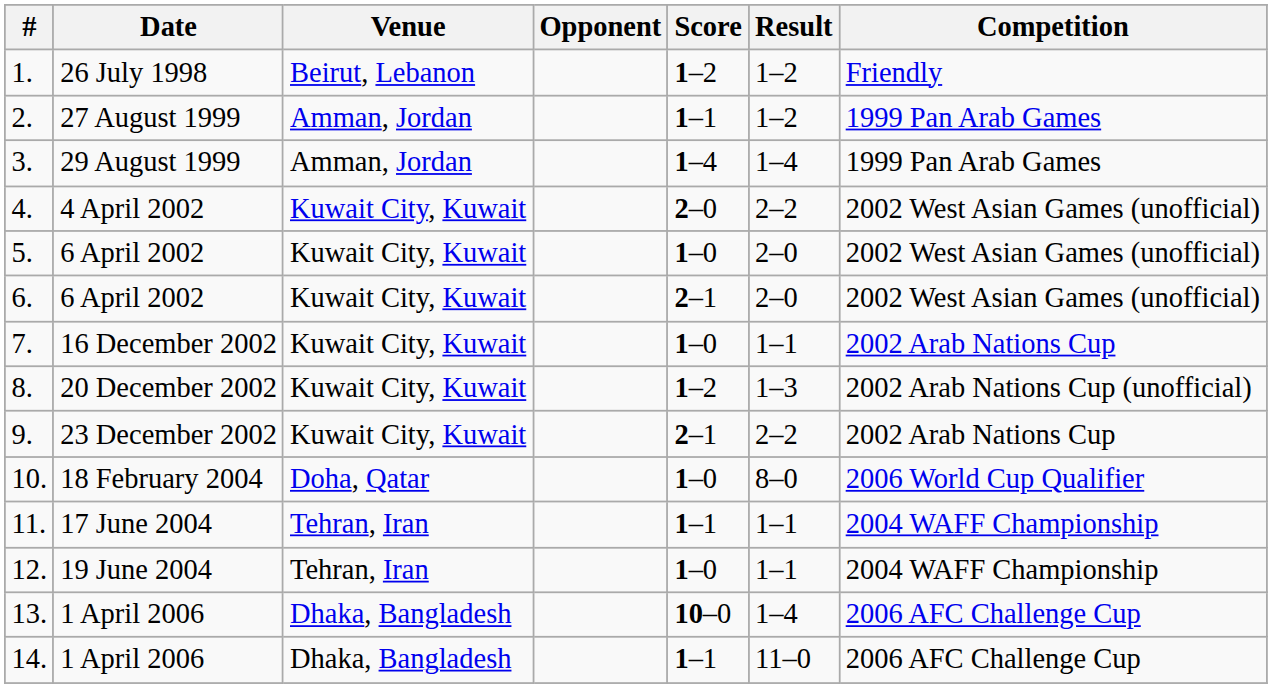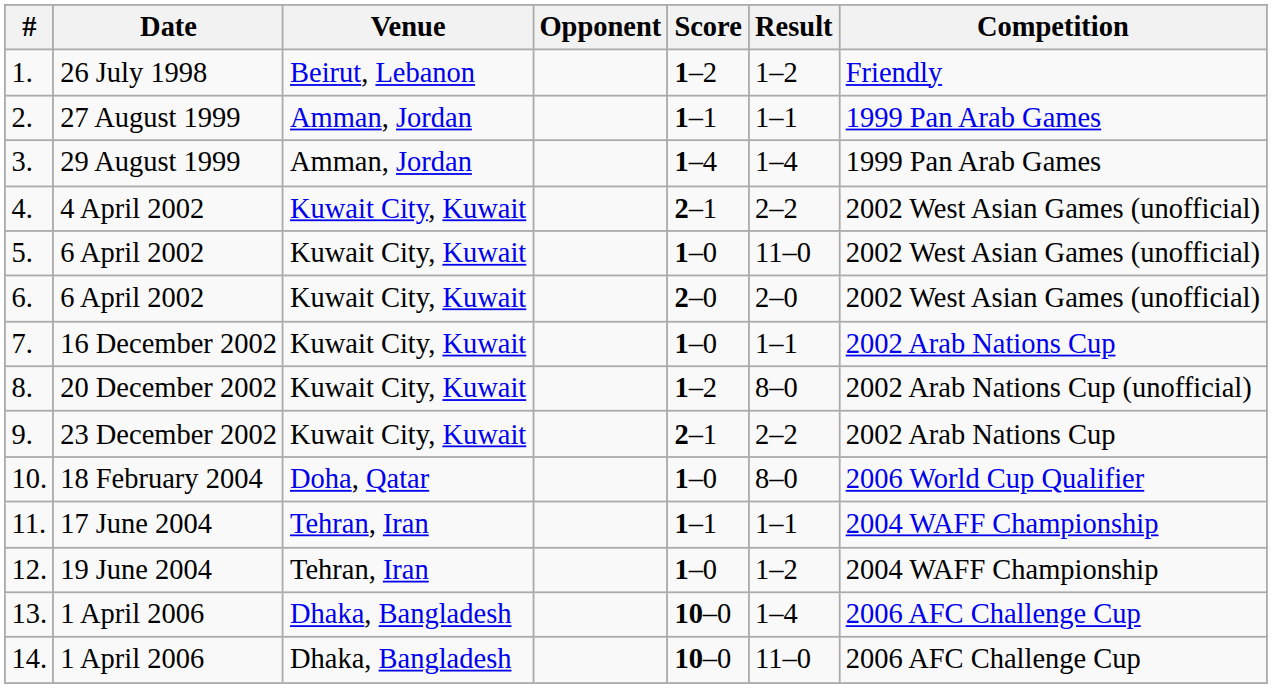(776, 117) 1–2 -> (776, 117) 1–1
(696, 207) 2–0 -> (696, 207) 2–1
(776, 252) 2–0 -> (783, 252) 11–0
(696, 298) 2–1 -> (696, 298) 2–0
(776, 388) 1–3 -> (776, 388) 8–0
(776, 569) 1–1 -> (776, 569) 1–2
(696, 659) 1–1 -> (703, 659) 10–0
